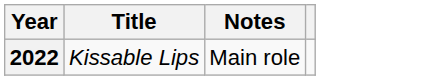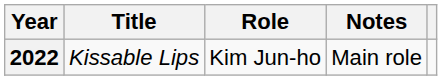+ column: (265, 22)
